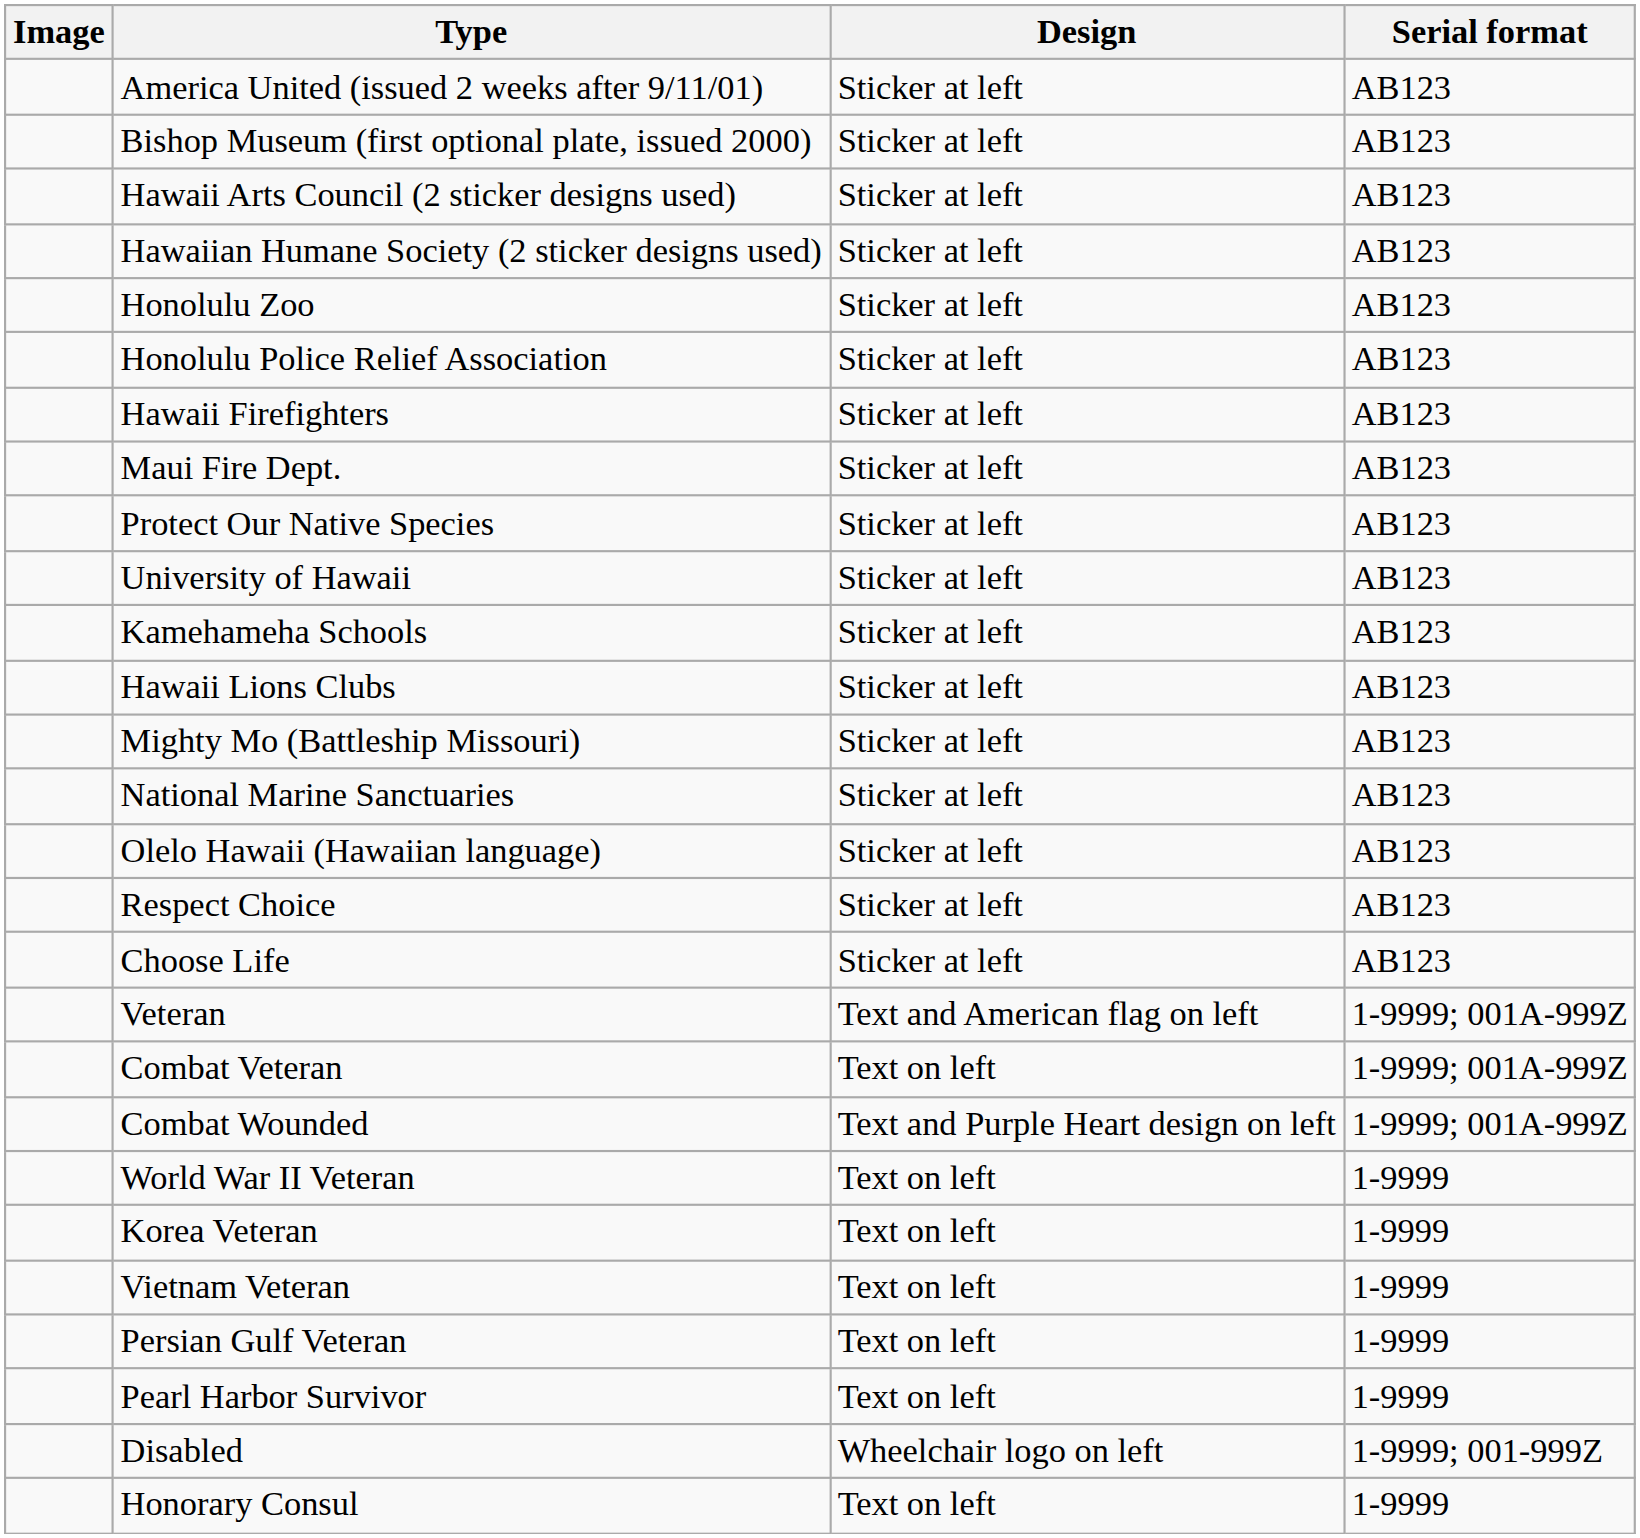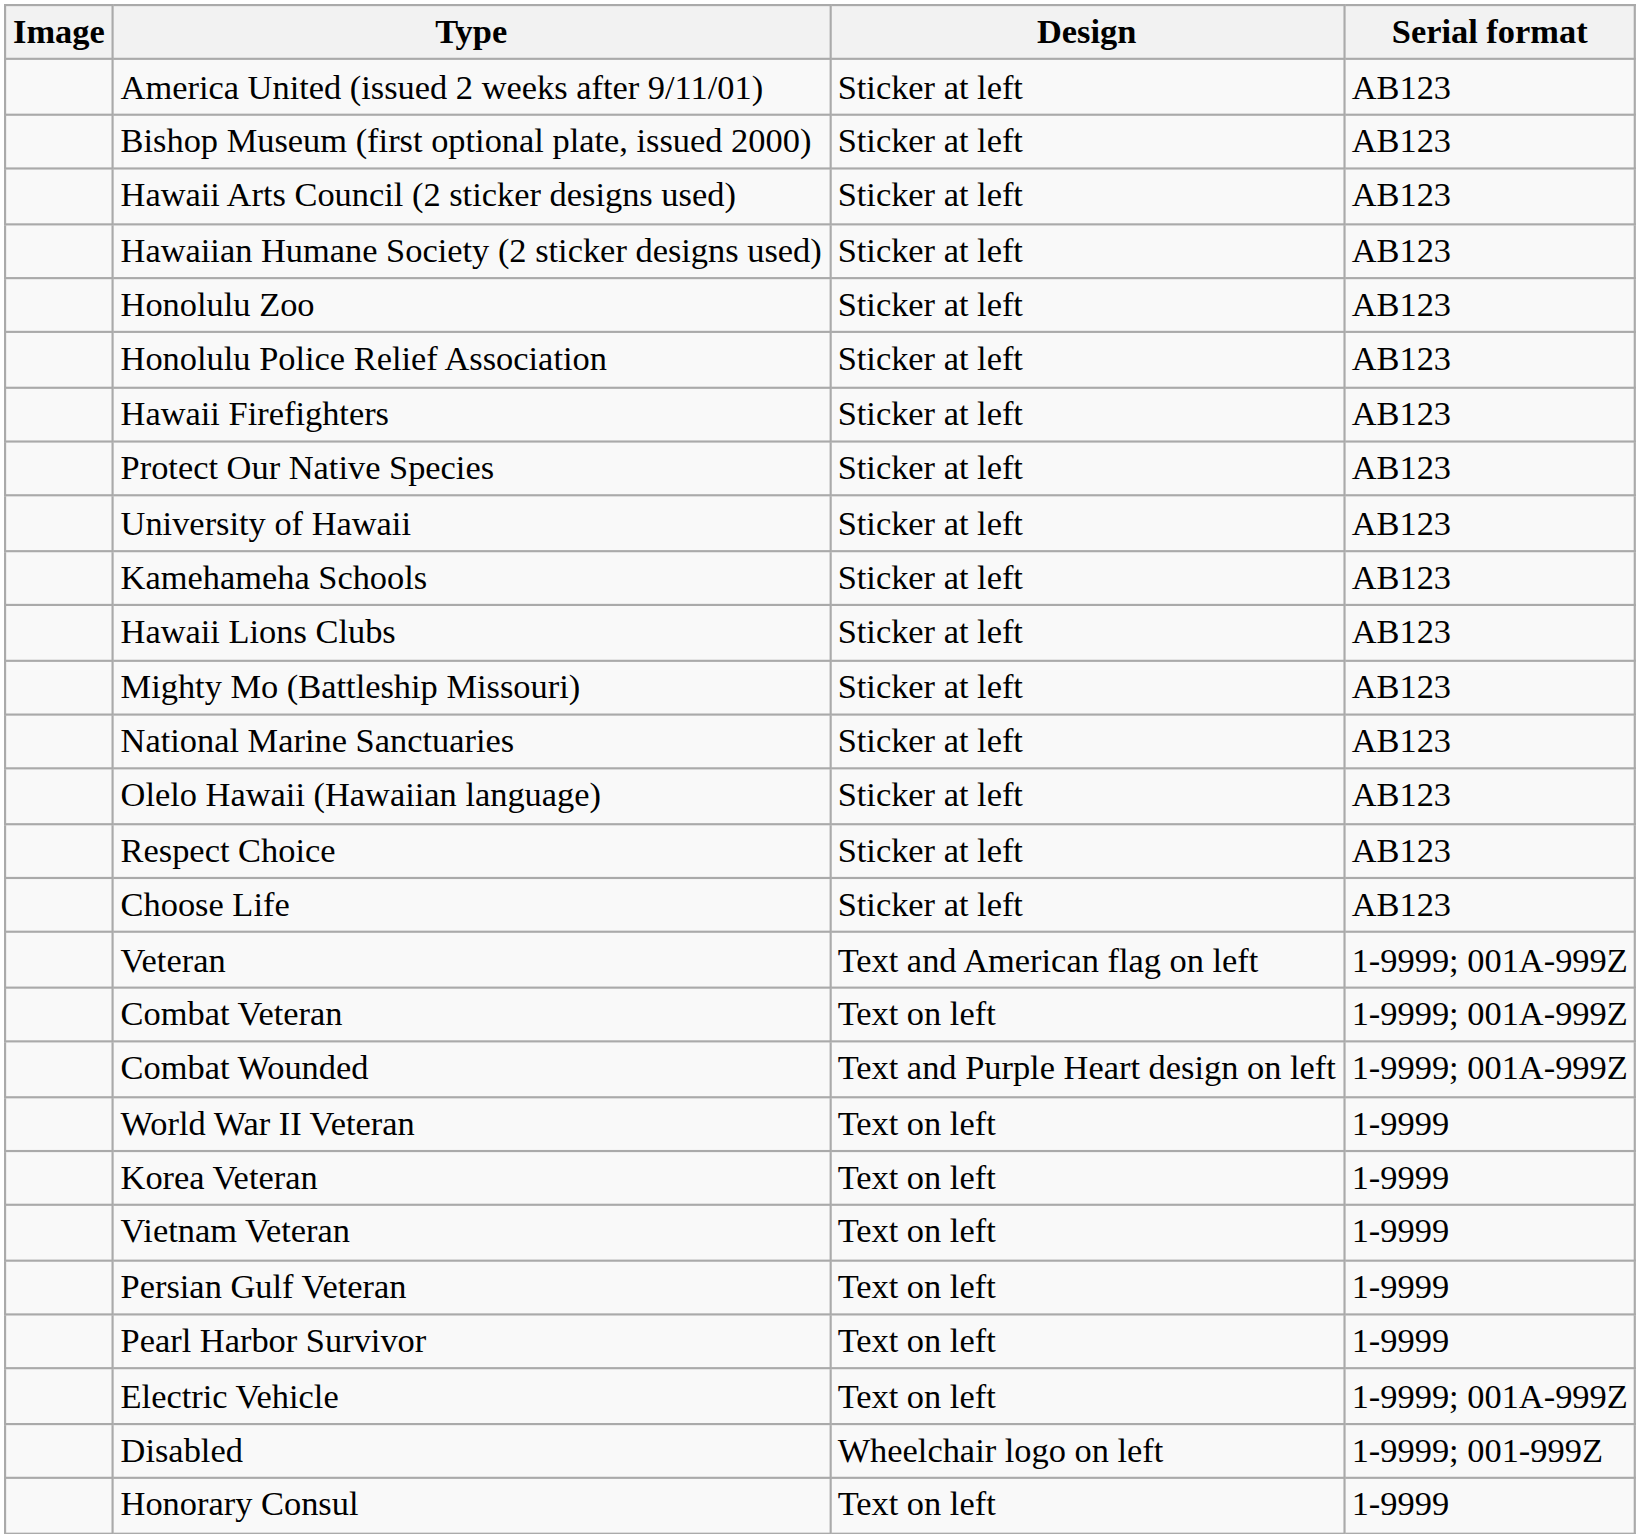- row: (231, 468)
+ row: (230, 1395)
